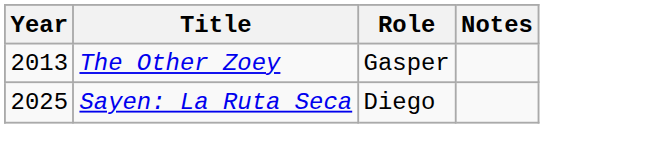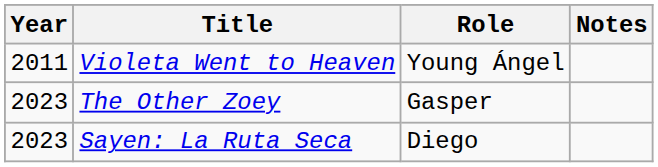+ row: (237, 63)
(39, 63) 2013 -> (39, 102) 2023
(39, 102) 2025 -> (39, 141) 2023
